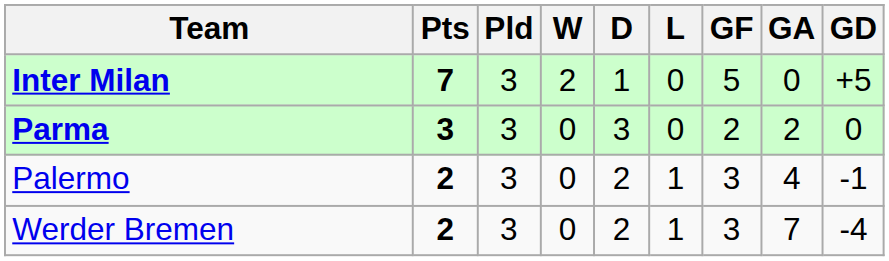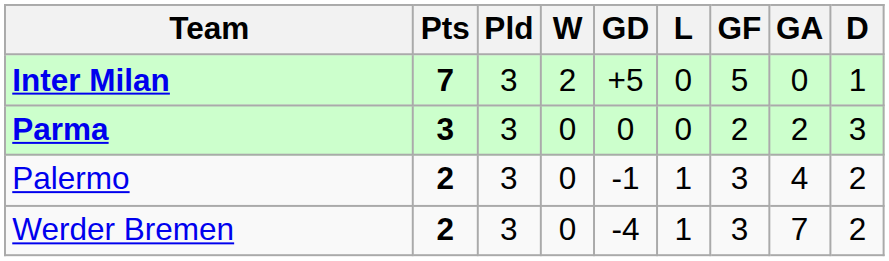columns swapped: (622, 29) <-> (853, 29)
